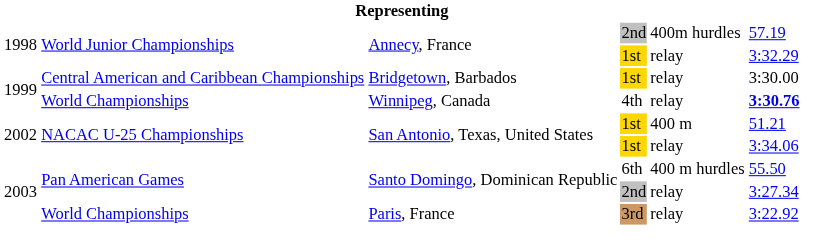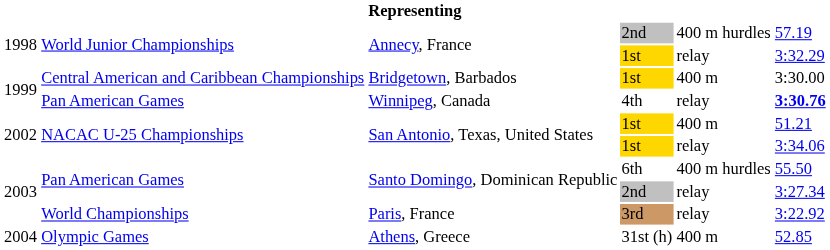(695, 33) 400m hurdles -> (724, 33) 400 m hurdles
(667, 78) relay -> (697, 78) 400 m
(115, 100) World Championships -> (113, 100) Pan American Games
+ row: (419, 236)
